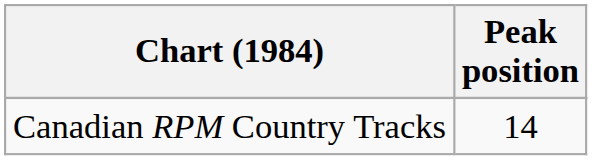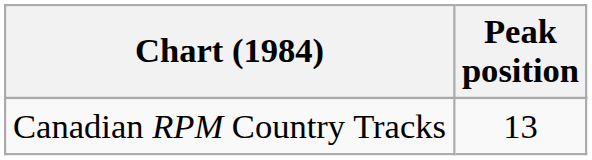(520, 125) 14 -> (520, 125) 13
